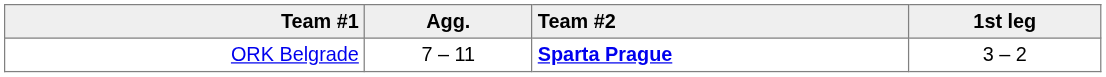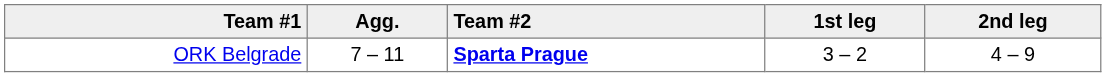+ column: (1013, 21)
